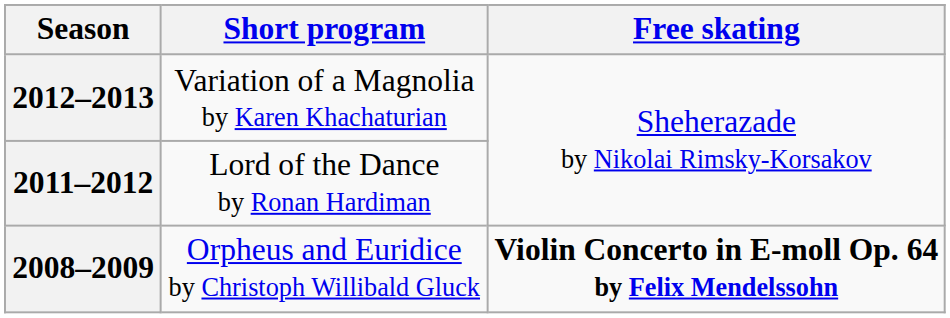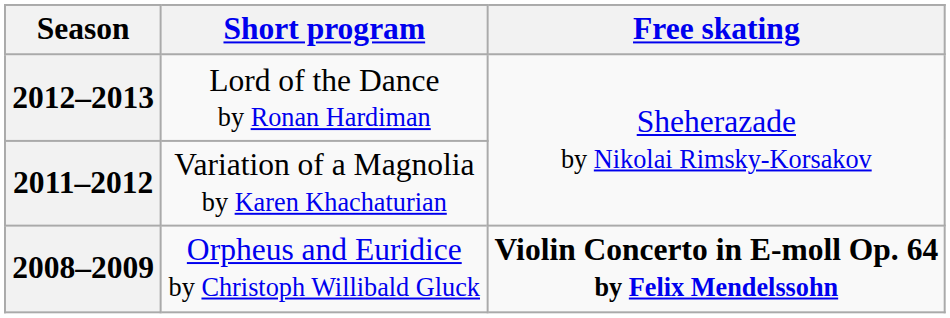(324, 97) Variation of a Magnolia by Karen Khachaturian -> (324, 97) Lord of the Dance by Ronan Hardiman
(324, 182) Lord of the Dance by Ronan Hardiman -> (324, 182) Variation of a Magnolia by Karen Khachaturian
